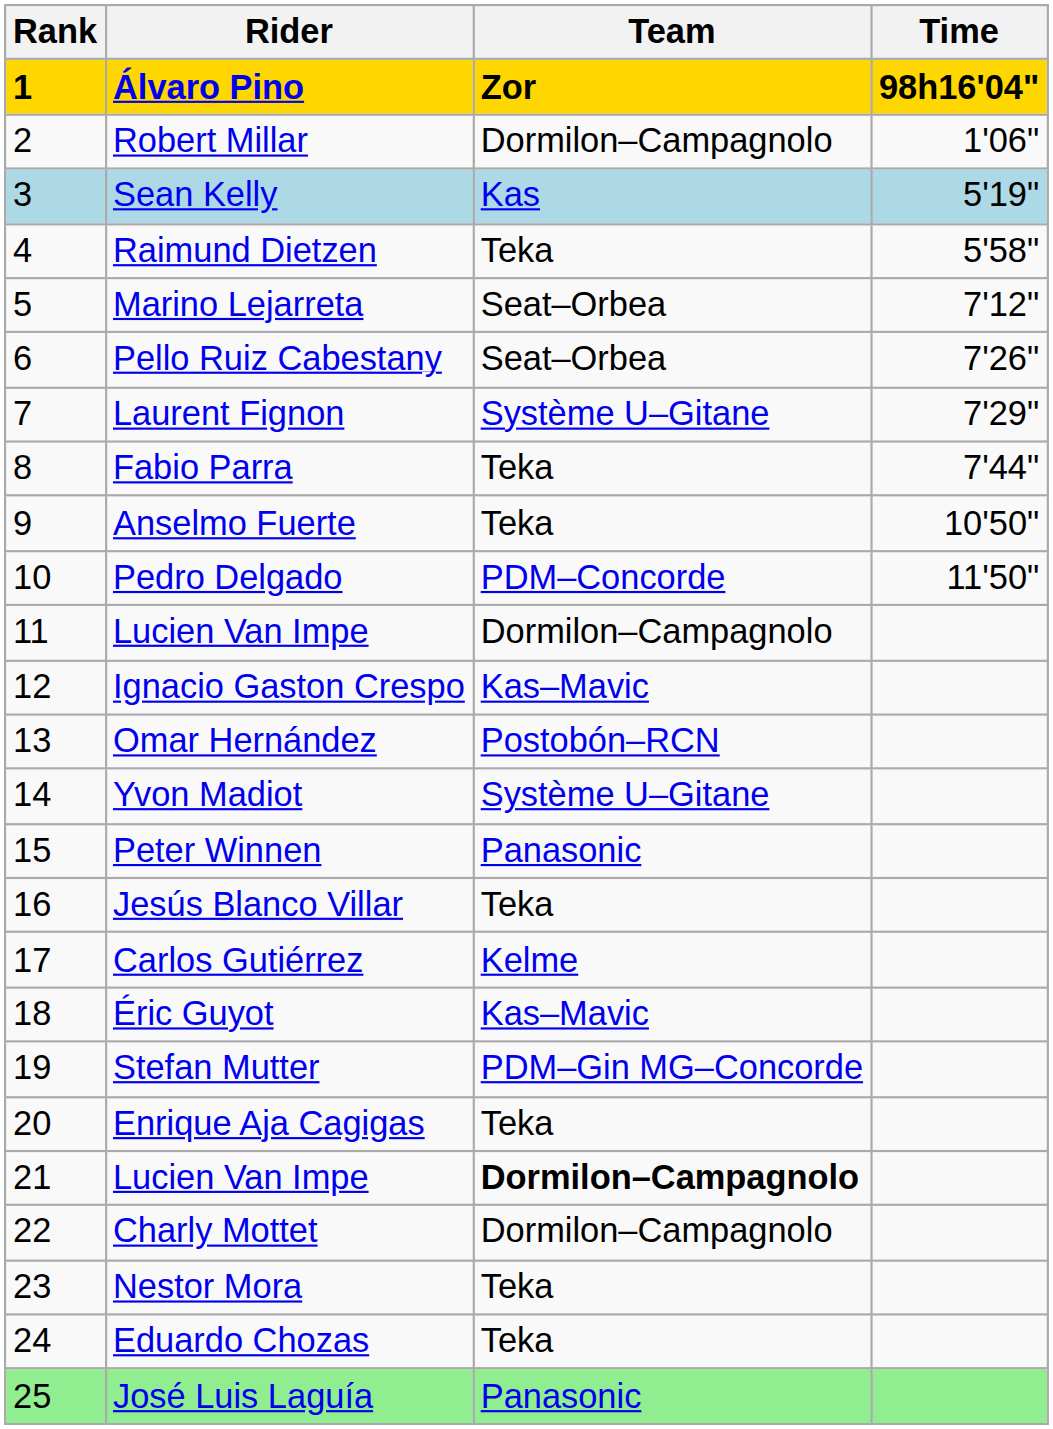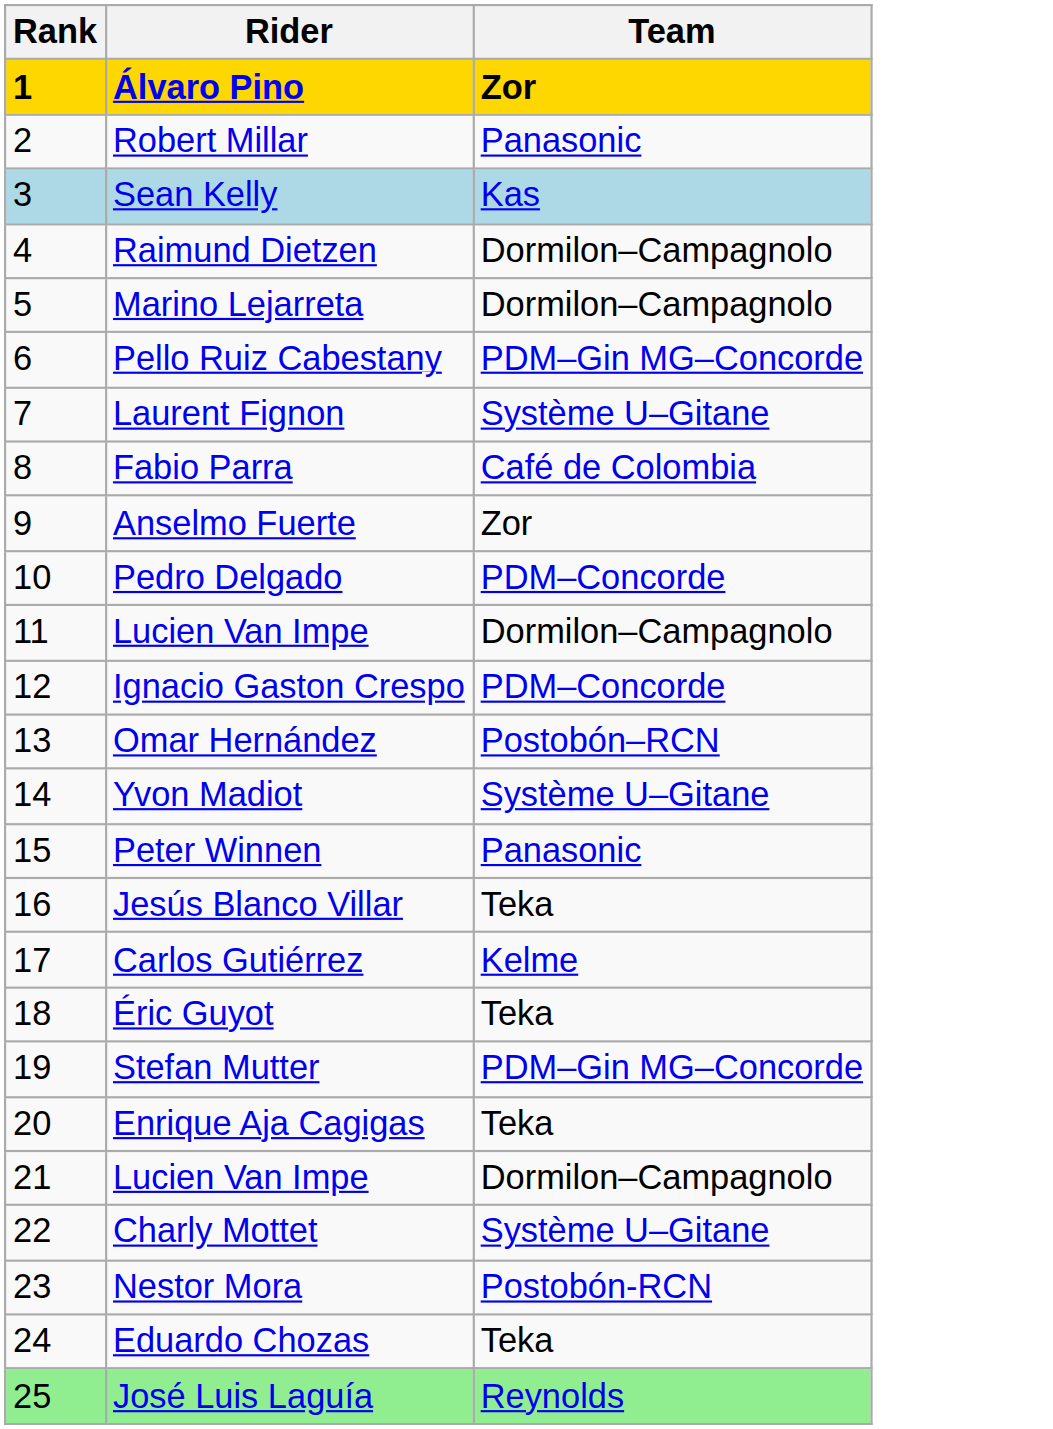- column: (959, 31)
(657, 140) Dormilon–Campagnolo -> (561, 140) Panasonic
(517, 250) Teka -> (657, 250) Dormilon–Campagnolo
(573, 304) Seat–Orbea -> (657, 304) Dormilon–Campagnolo
(573, 359) Seat–Orbea -> (672, 359) PDM–Gin MG–Concorde
(517, 468) Teka -> (618, 468) Café de Colombia
(517, 522) Teka -> (506, 522) Zor
(565, 686) Kas–Mavic -> (603, 686) PDM–Concorde
(565, 1013) Kas–Mavic -> (517, 1013) Teka
(670, 1177) bold -> (657, 1177) normal
(657, 1232) Dormilon–Campagnolo -> (625, 1232) Système U–Gitane
(517, 1286) Teka -> (596, 1286) Postobón-RCN
(561, 1395) Panasonic -> (552, 1395) Reynolds
